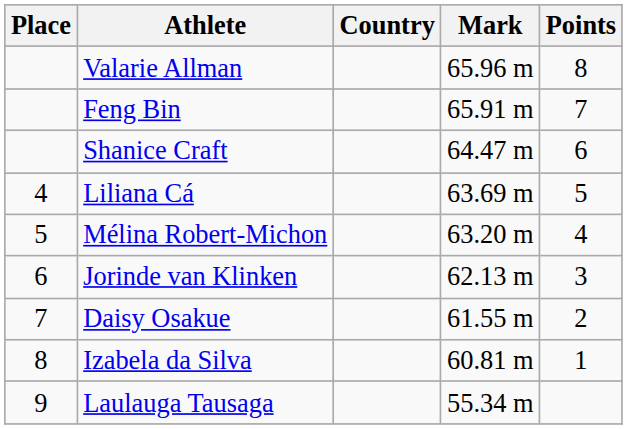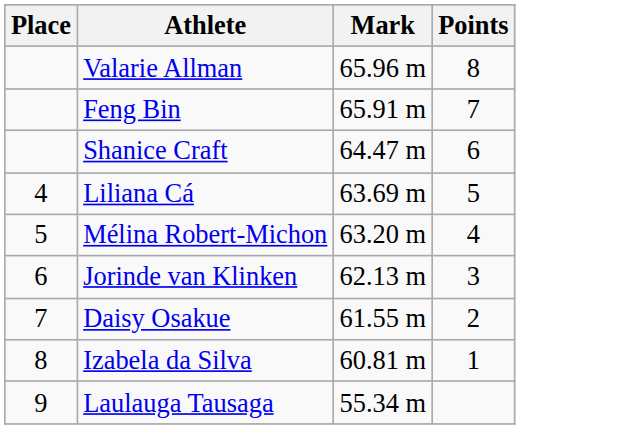- column: (387, 25)
